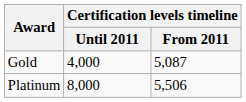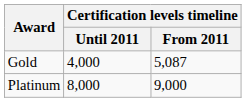(170, 85) 5,506 -> (170, 85) 9,000
